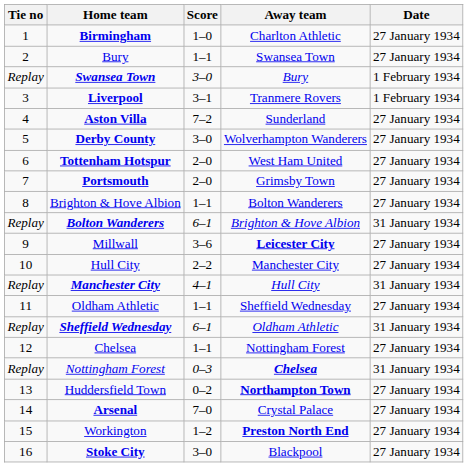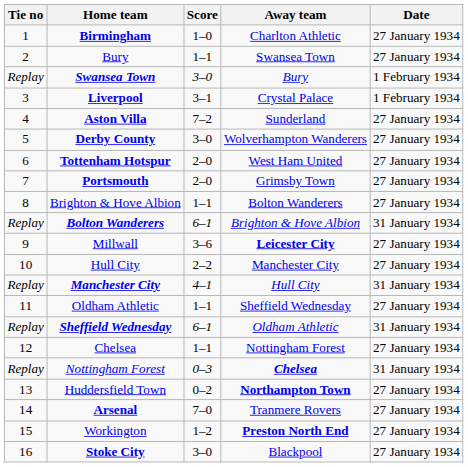(295, 98) Tranmere Rovers -> (295, 98) Crystal Palace
(295, 410) Crystal Palace -> (295, 410) Tranmere Rovers
